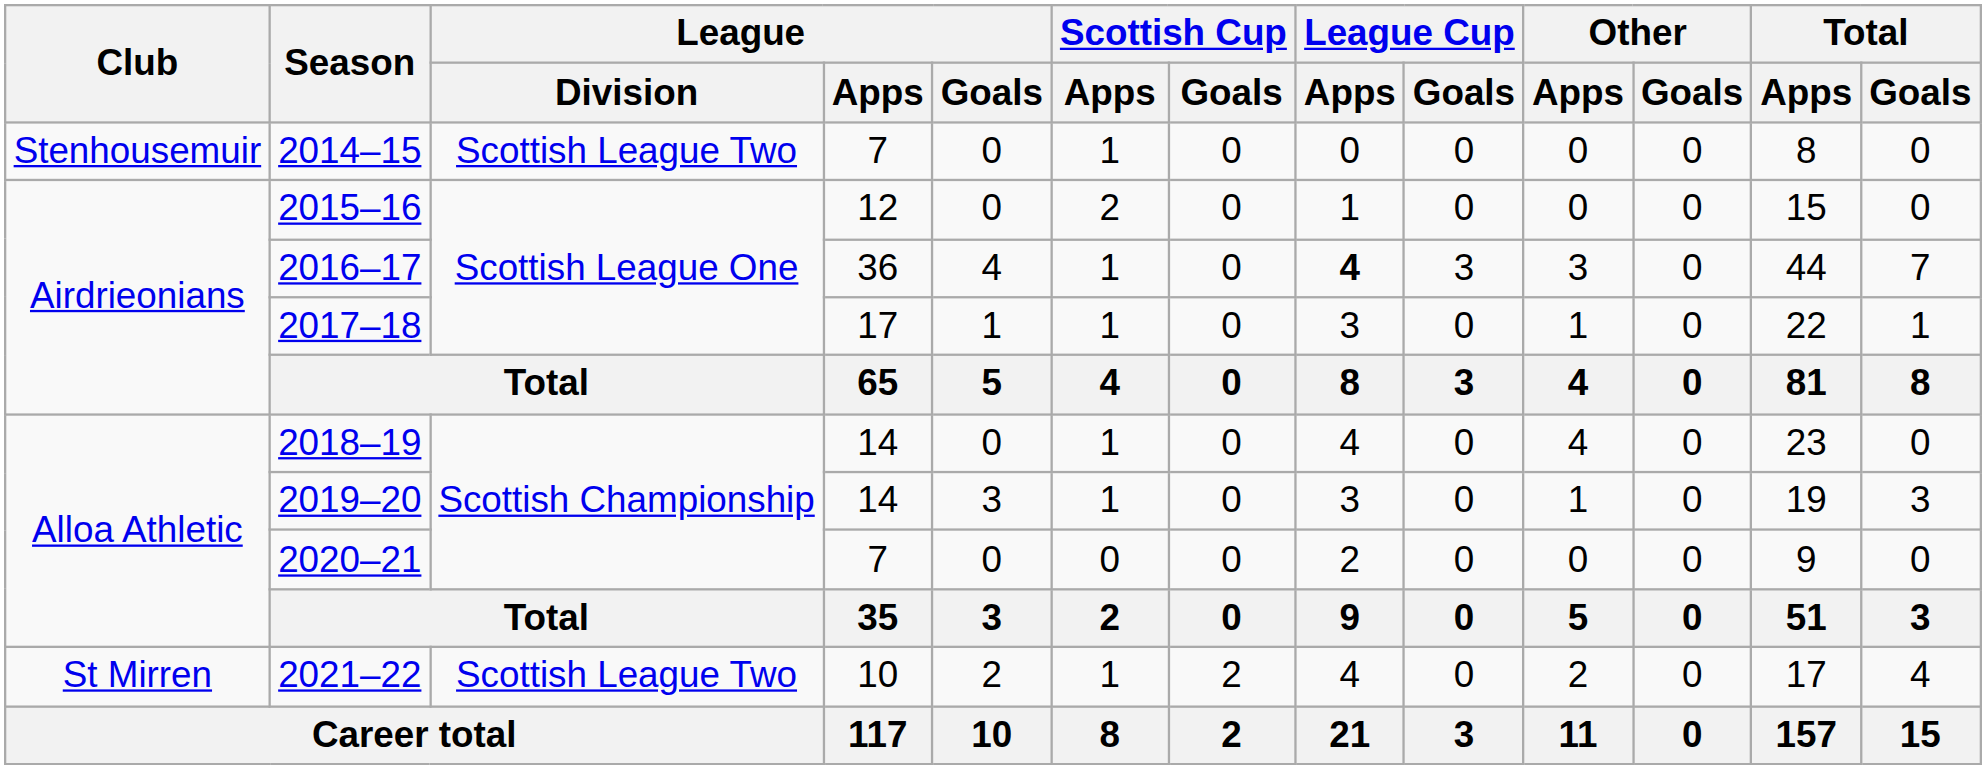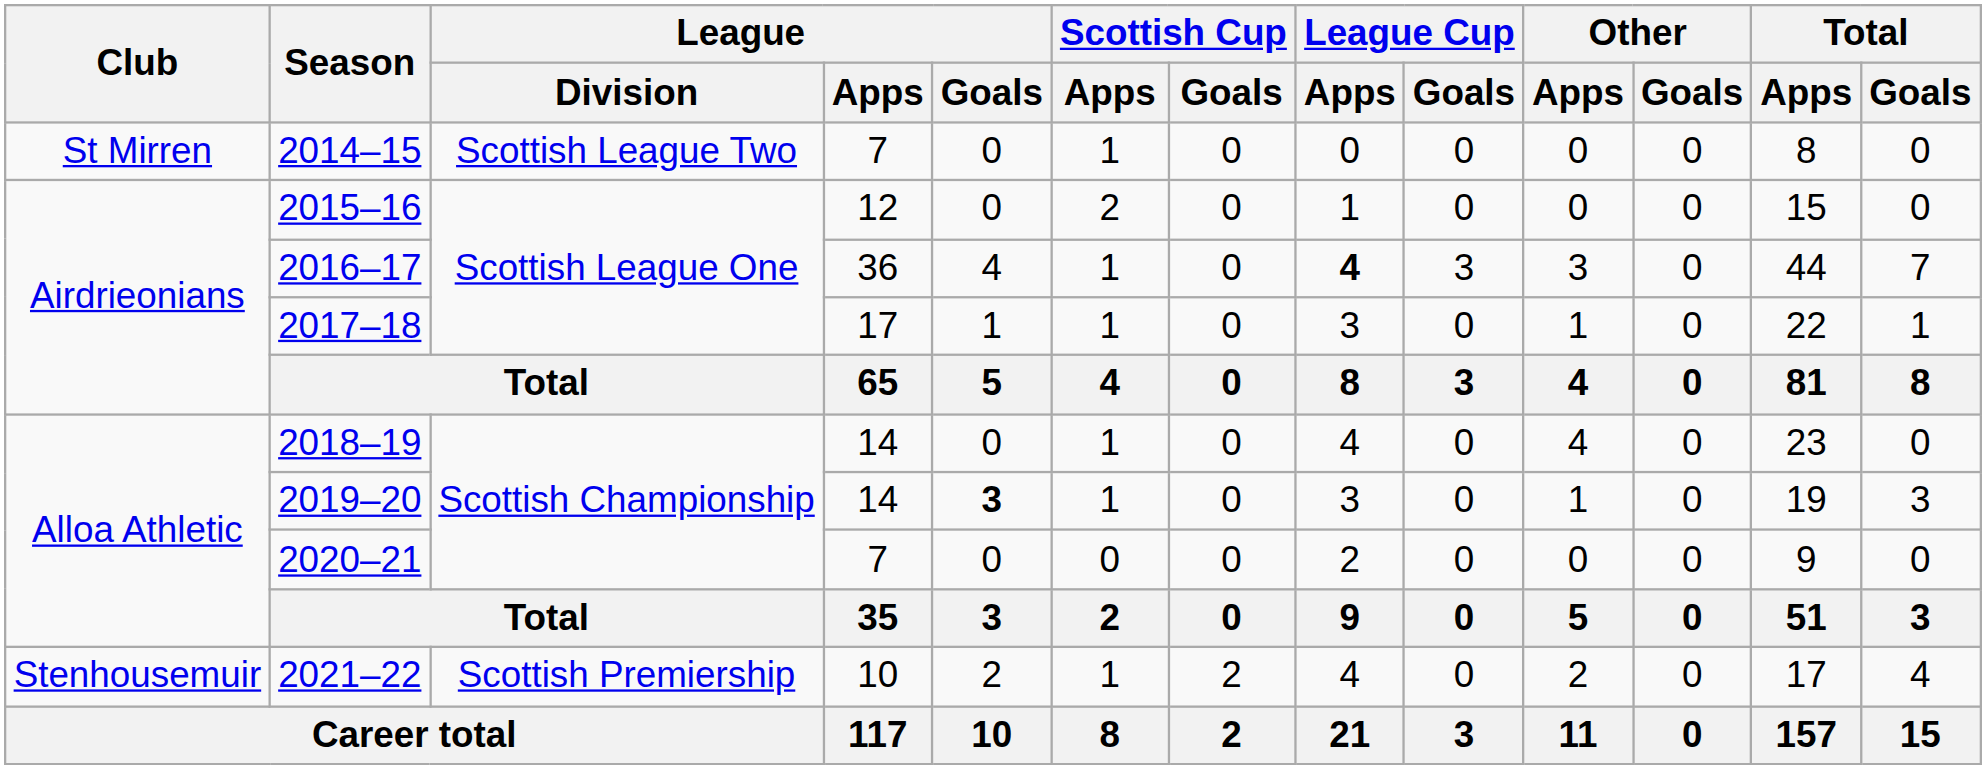(137, 150) Stenhousemuir -> (137, 150) St Mirren
(992, 500) normal -> (992, 500) bold
(137, 675) St Mirren -> (137, 675) Stenhousemuir
(627, 675) Scottish League Two -> (627, 675) Scottish Premiership
